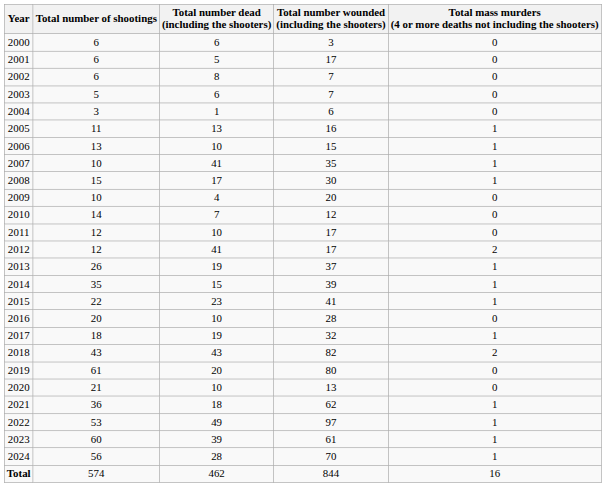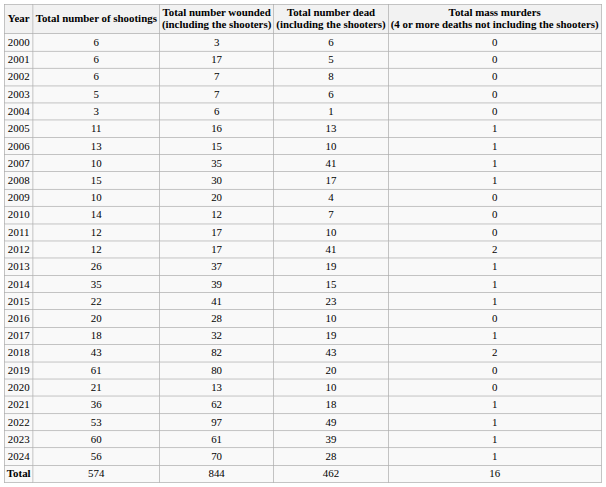columns swapped: (217, 19) <-> (331, 19)
